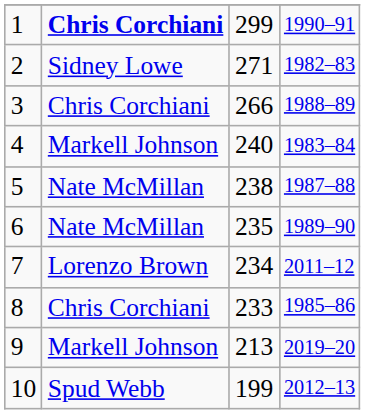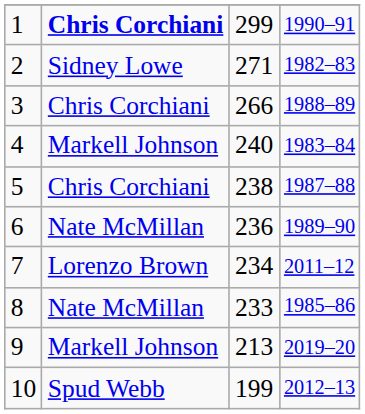(126, 186) Nate McMillan -> (129, 186) Chris Corchiani
(254, 226) 235 -> (254, 226) 236
(129, 307) Chris Corchiani -> (126, 307) Nate McMillan
